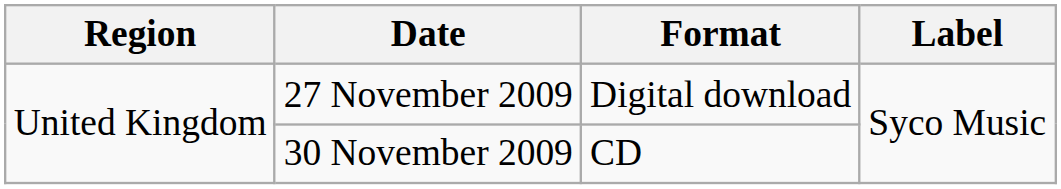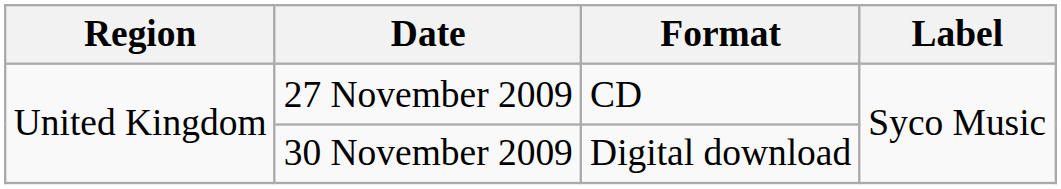(721, 93) Digital download -> (616, 93) CD
(616, 152) CD -> (721, 152) Digital download
